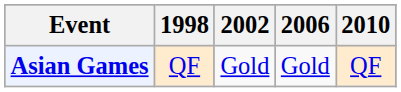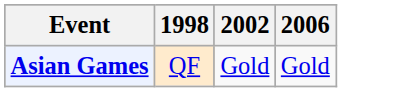- column: (366, 25)
